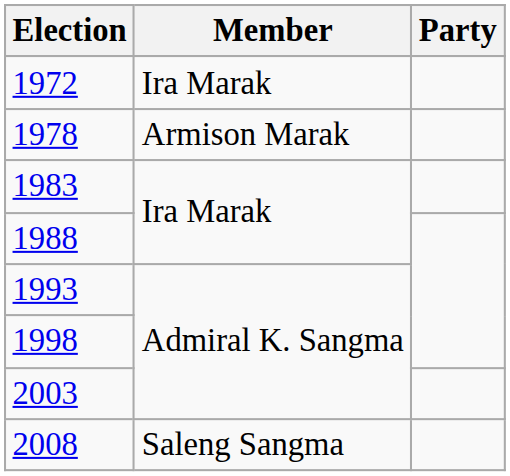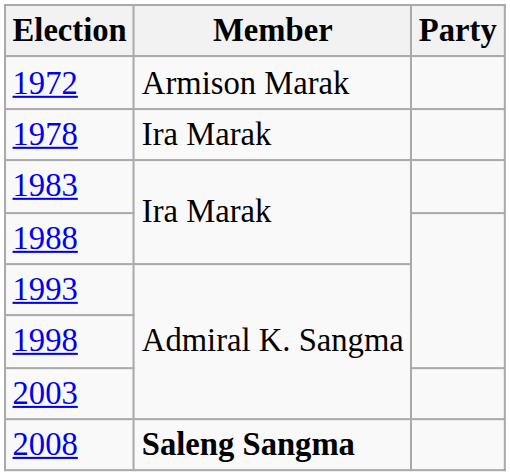(207, 82) Ira Marak -> (246, 82) Armison Marak
(246, 133) Armison Marak -> (207, 133) Ira Marak
(243, 444) normal -> (248, 444) bold
